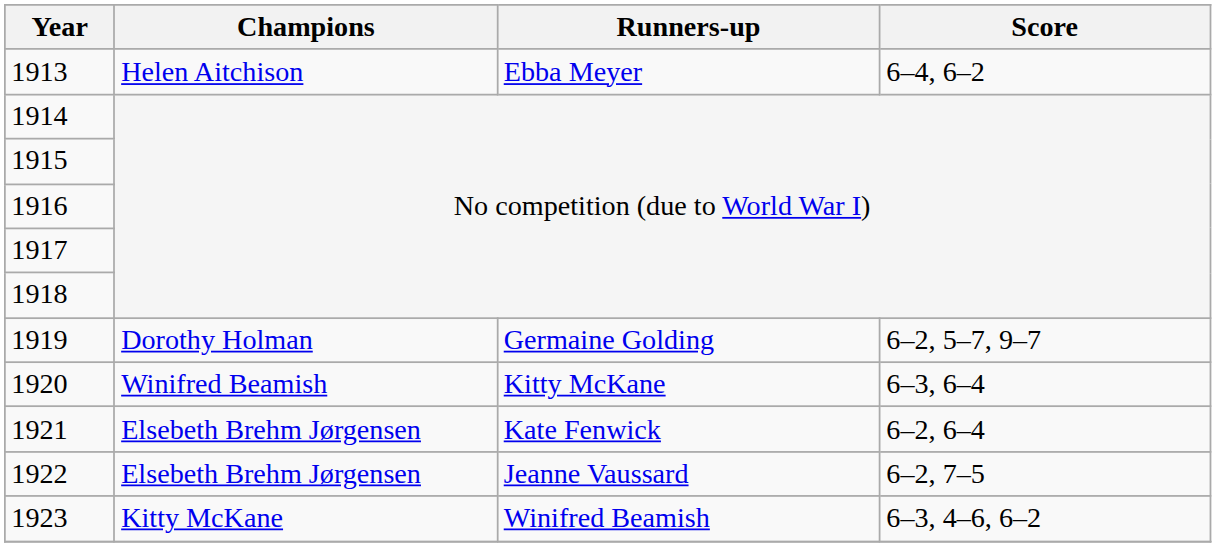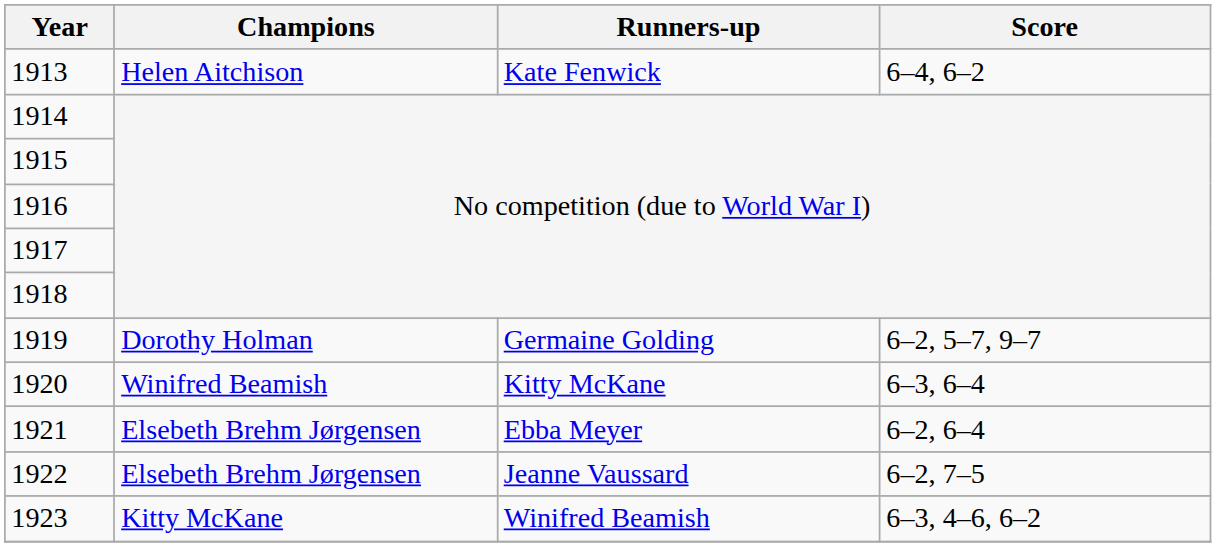(573, 71) Ebba Meyer -> (582, 71) Kate Fenwick
(582, 428) Kate Fenwick -> (573, 428) Ebba Meyer
